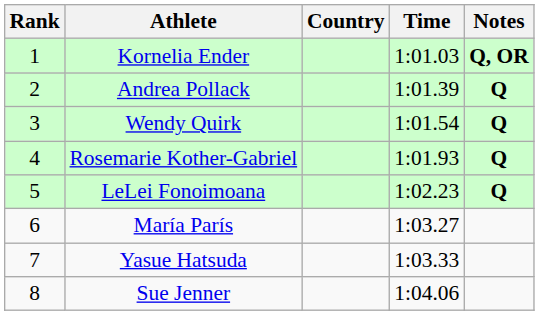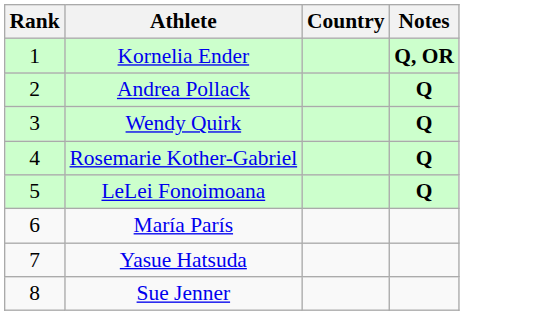- column: (427, 21)
